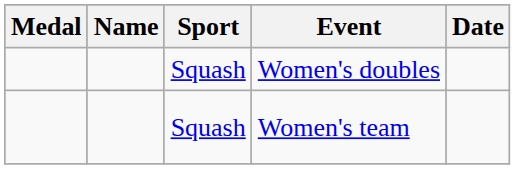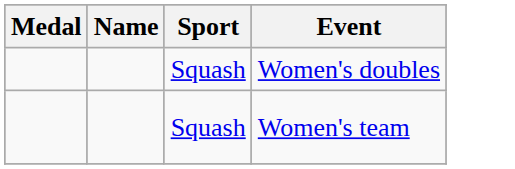- column: (478, 26)
